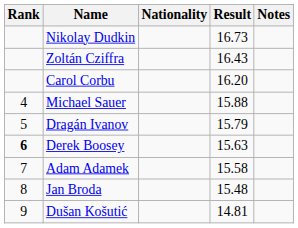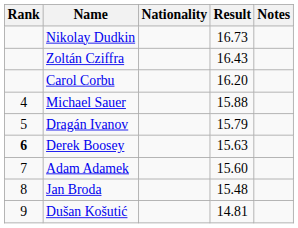(232, 168) 15.58 -> (232, 168) 15.60
